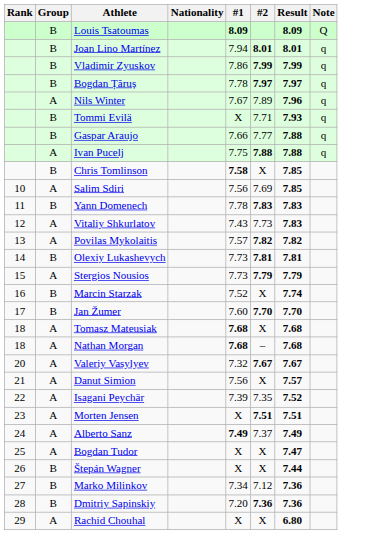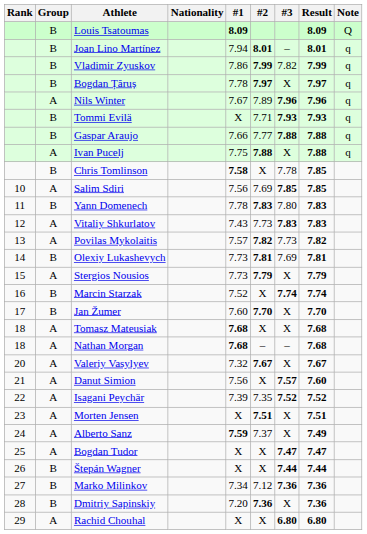+ column: (287, 13)
(292, 380) 7.57 -> (317, 380) 7.60
(238, 433) 7.49 -> (238, 433) 7.59
